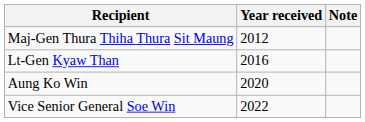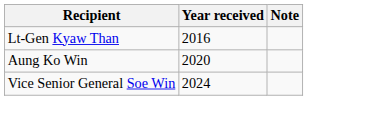- row: (121, 38)
(254, 106) 2022 -> (196, 83) 2024
